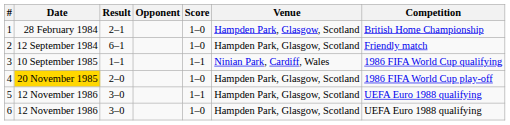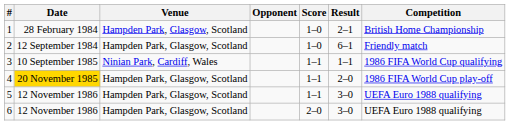columns swapped: (287, 12) <-> (117, 12)
(197, 78) 1–0 -> (314, 78) 1–1
(197, 111) 1–0 -> (314, 111) 2–0
